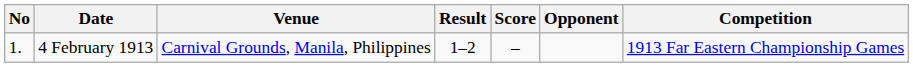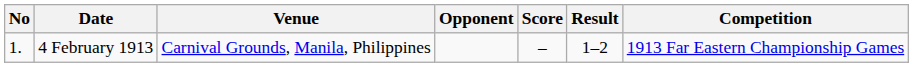columns swapped: (581, 18) <-> (463, 18)
